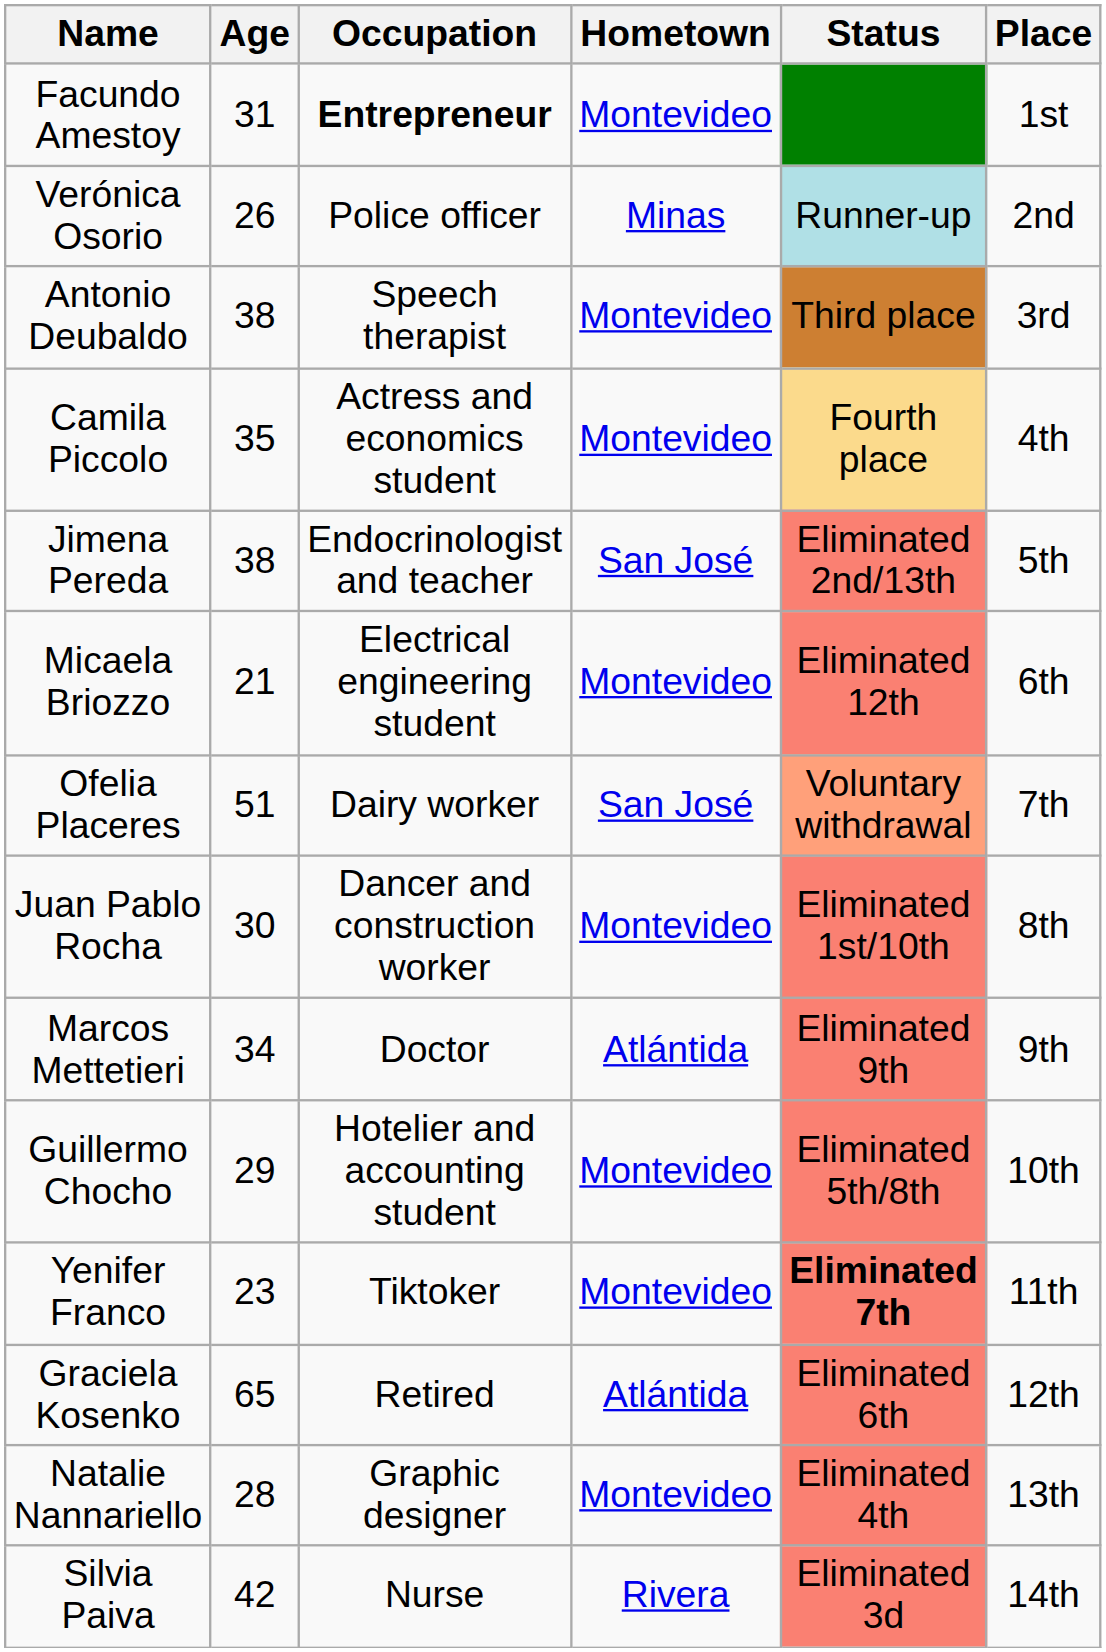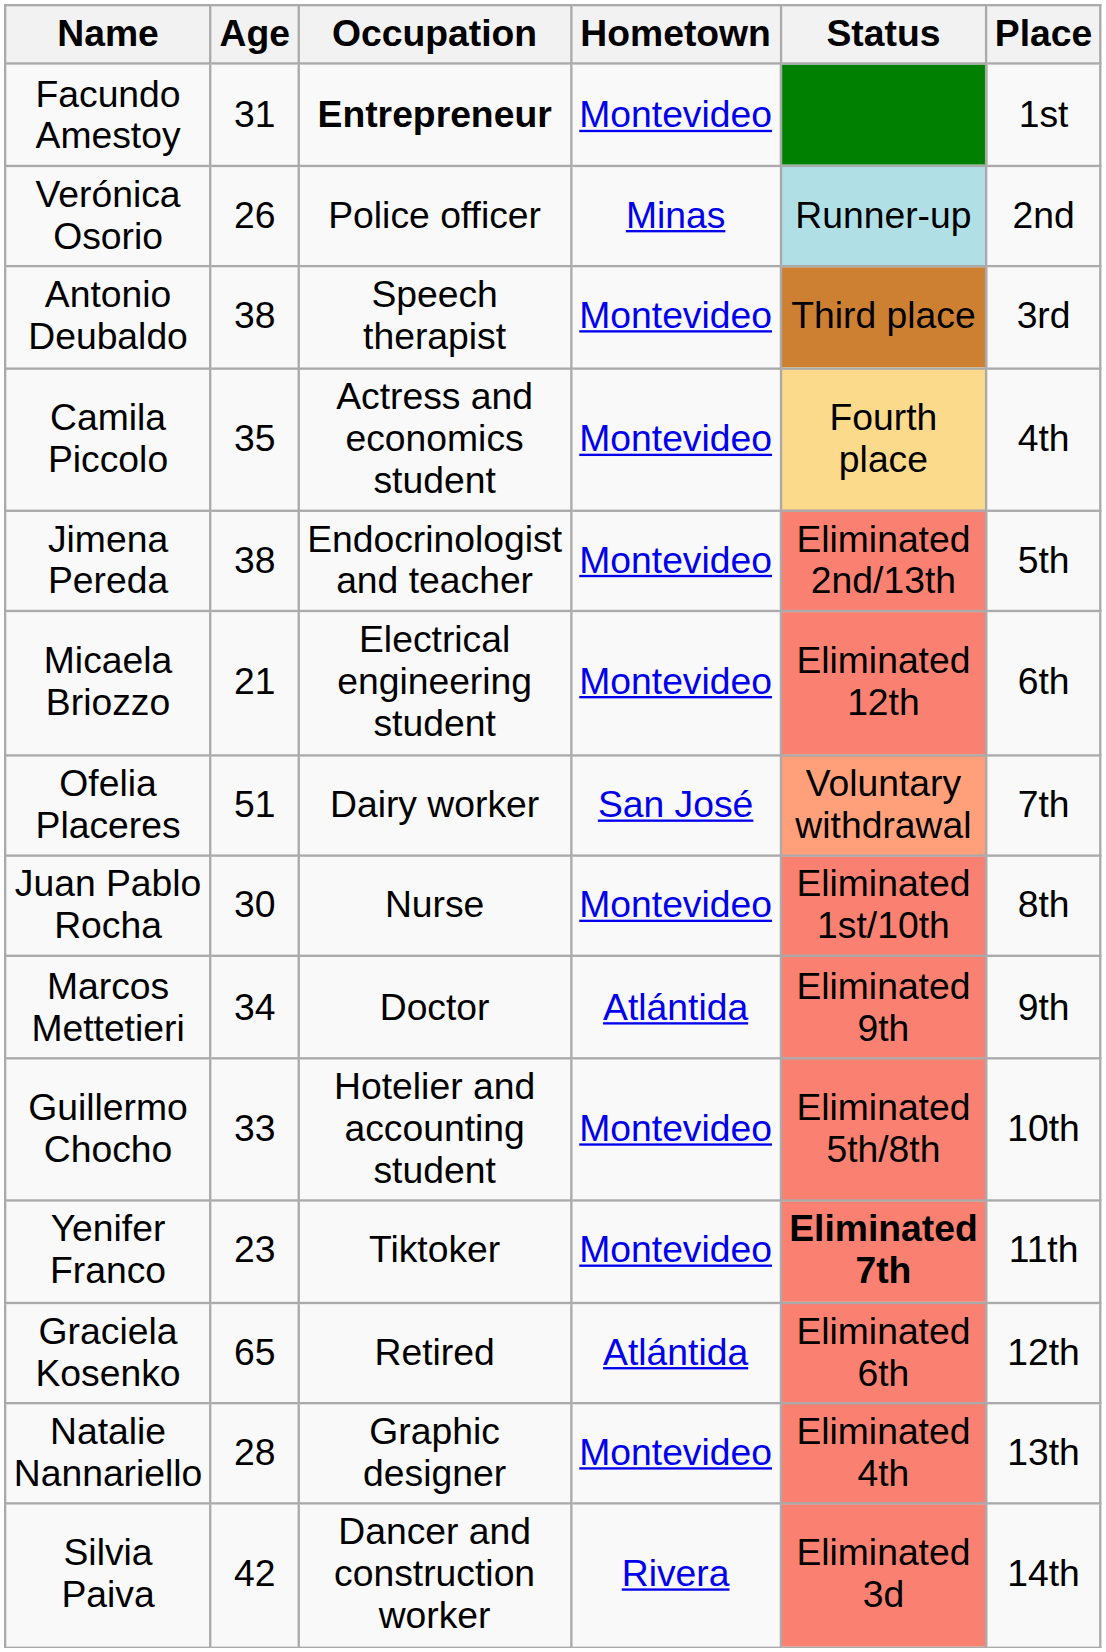(676, 560) San José -> (676, 560) Montevideo
(435, 926) Dancer and construction worker -> (435, 905) Nurse
(255, 1170) 29 -> (255, 1128) 33
(435, 1595) Nurse -> (435, 1574) Dancer and construction worker
